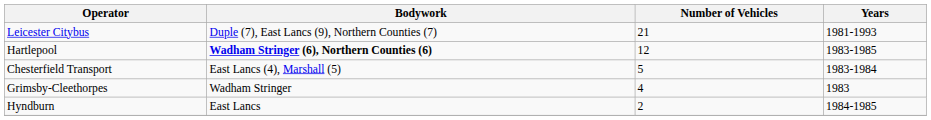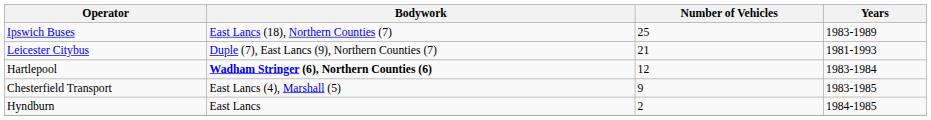+ row: (41, 32)
(851, 50) 1983-1985 -> (851, 69) 1983-1984
(641, 69) 5 -> (641, 87) 9
(851, 69) 1983-1984 -> (851, 87) 1983-1985
- row: (57, 87)
